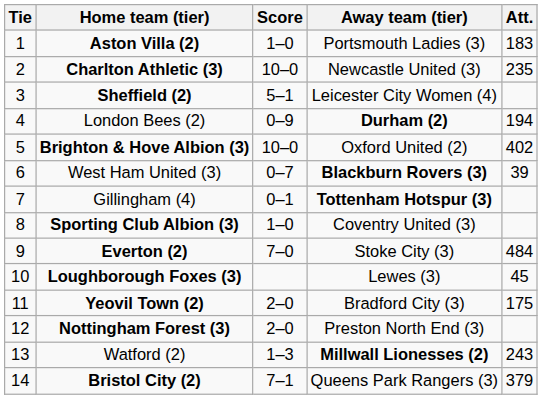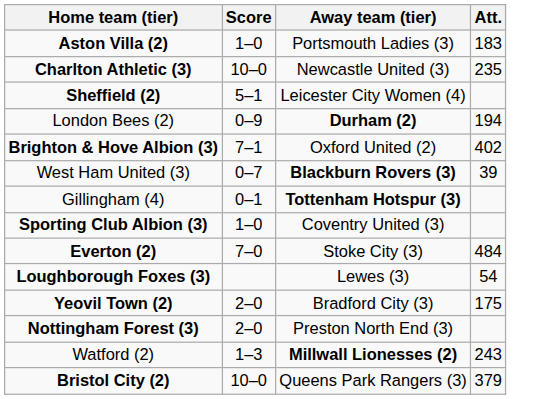- column: (20, 17)
(280, 147) 10–0 -> (249, 147) 7–1
(520, 277) 45 -> (488, 277) 54
(280, 380) 7–1 -> (249, 380) 10–0
